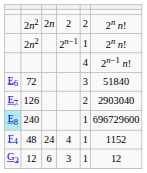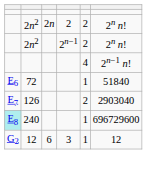(85, 43) 1 -> (85, 43) 2
(85, 82) 3 -> (85, 82) 1
- row: (31, 139)
